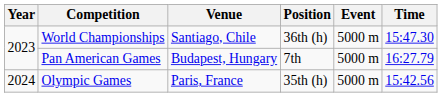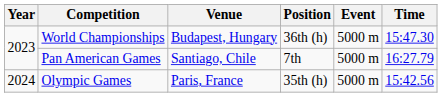(213, 37) Santiago, Chile -> (224, 37) Budapest, Hungary
(224, 59) Budapest, Hungary -> (213, 59) Santiago, Chile
